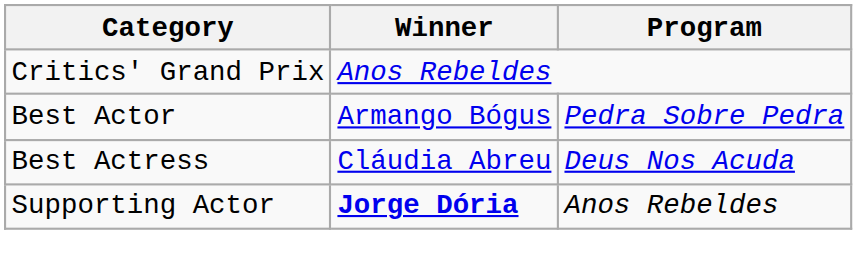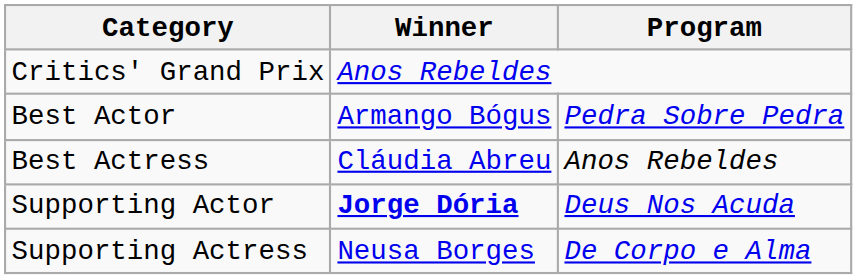(680, 162) Deus Nos Acuda -> (671, 162) Anos Rebeldes
(671, 206) Anos Rebeldes -> (680, 206) Deus Nos Acuda
+ row: (160, 251)
